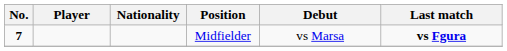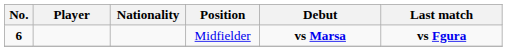(19, 35) 7 -> (19, 35) 6
(320, 35) normal -> (320, 35) bold
